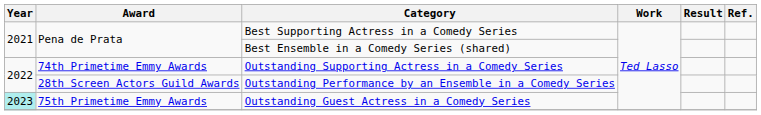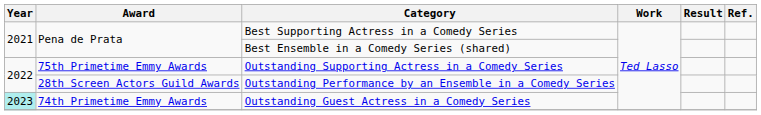(123, 66) 74th Primetime Emmy Awards -> (123, 66) 75th Primetime Emmy Awards
(123, 101) 75th Primetime Emmy Awards -> (123, 101) 74th Primetime Emmy Awards
